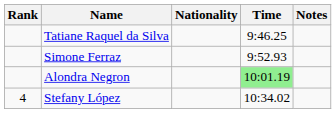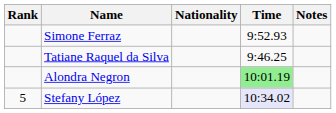rows swapped: (107, 35) <-> (83, 56)
(23, 98) 4 -> (23, 98) 5
(267, 98) no background -> (267, 98) lavender background
